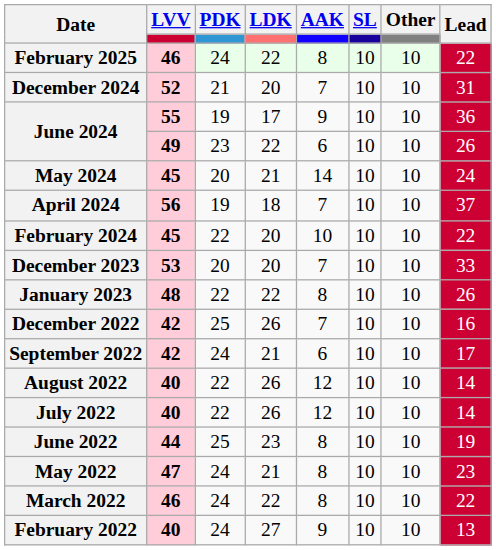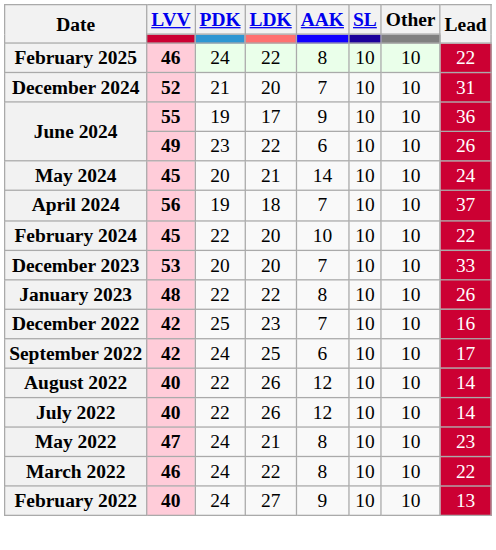(271, 323) 26 -> (271, 323) 23
(271, 353) 21 -> (271, 353) 25
- row: (76, 441)
